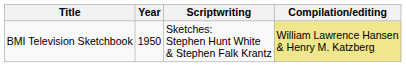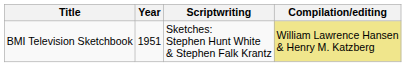(149, 41) 1950 -> (149, 41) 1951
